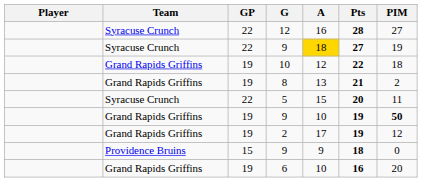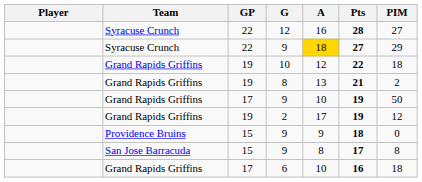(397, 47) 19 -> (397, 47) 29
- row: (142, 99)
(247, 116) 19 -> (247, 99) 17
(397, 116) bold -> (397, 99) normal
+ row: (148, 151)
(247, 168) 19 -> (247, 168) 17
(397, 168) 20 -> (397, 168) 18
